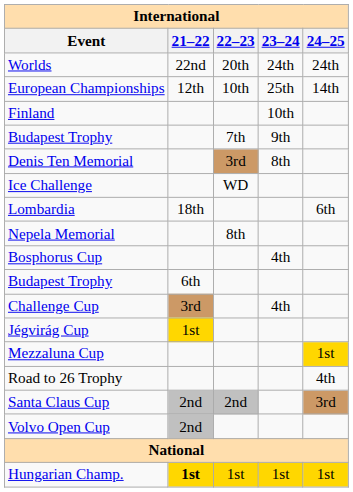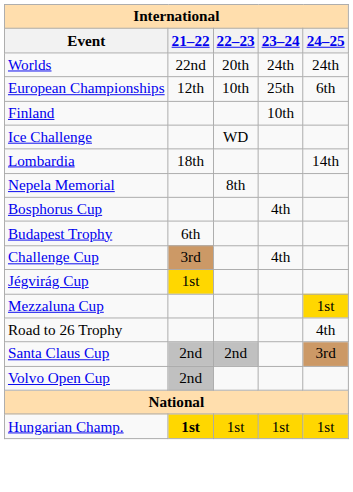(326, 88) 14th -> (326, 88) 6th
- row: (60, 137)
- row: (71, 161)
(326, 209) 6th -> (326, 161) 14th
